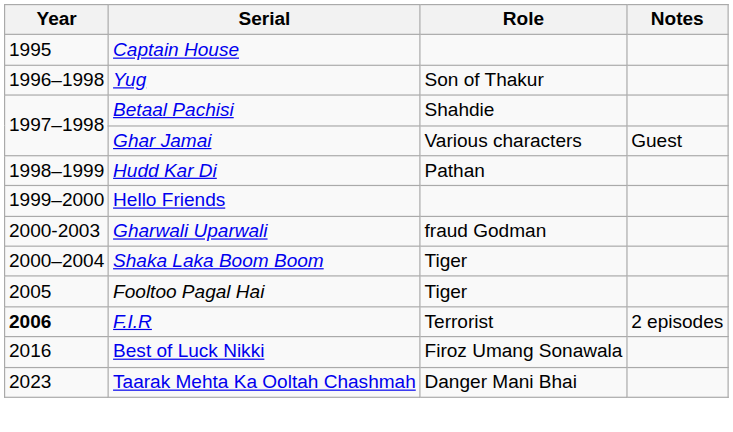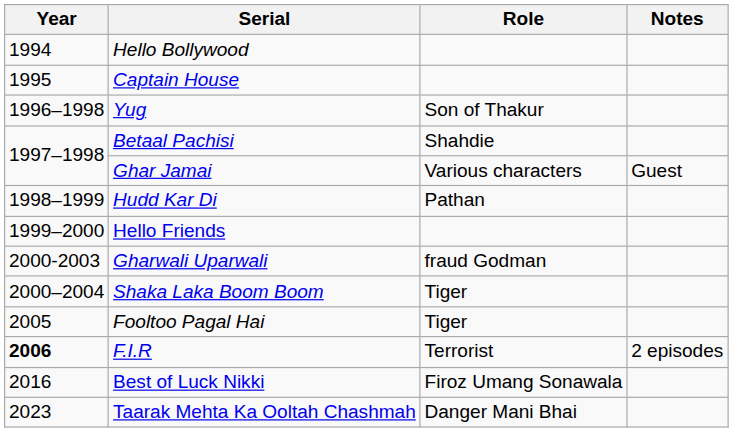+ row: (181, 49)
